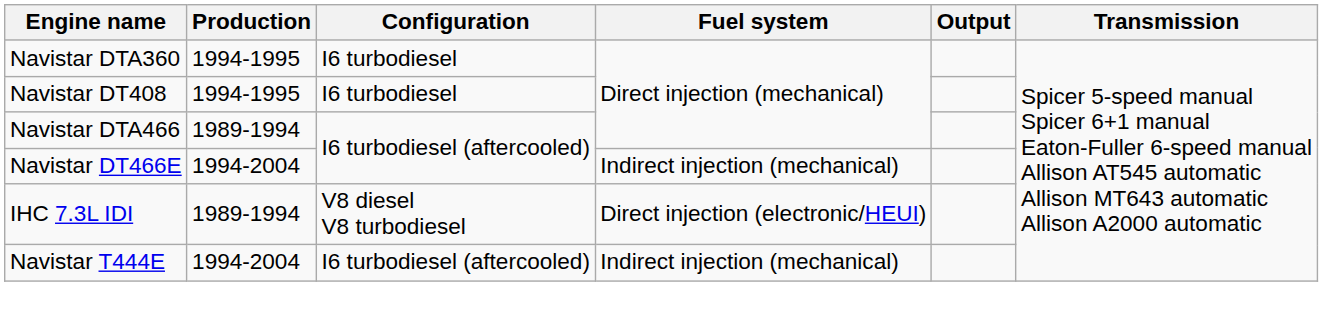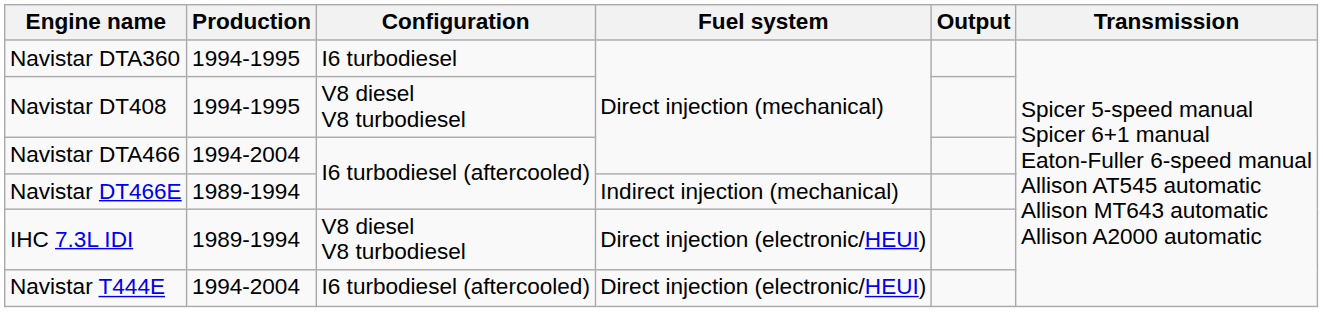(389, 93) I6 turbodiesel -> (394, 106) V8 diesel V8 turbodiesel
(246, 129) 1989-1994 -> (246, 155) 1994-2004
(246, 165) 1994-2004 -> (246, 190) 1989-1994
(750, 262) Indirect injection (mechanical) -> (763, 287) Direct injection (electronic/HEUI)
